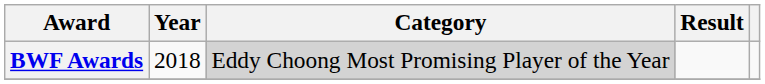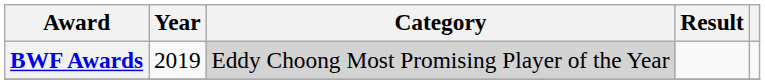(177, 60) 2018 -> (177, 60) 2019
